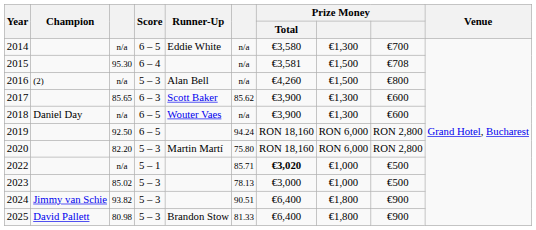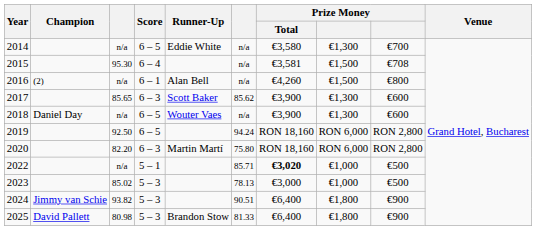(150, 81) 5 – 3 -> (150, 81) 6 – 1
(150, 149) 5 – 3 -> (150, 149) 6 – 3
